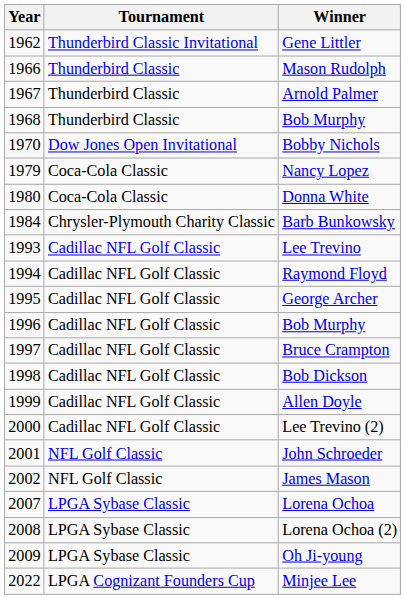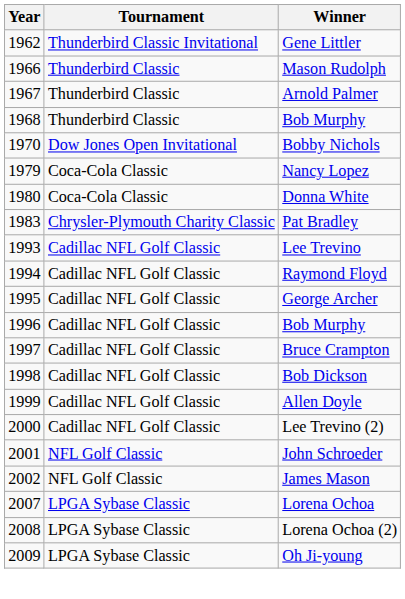+ row: (24, 222)
- row: (24, 222)
- row: (24, 581)
